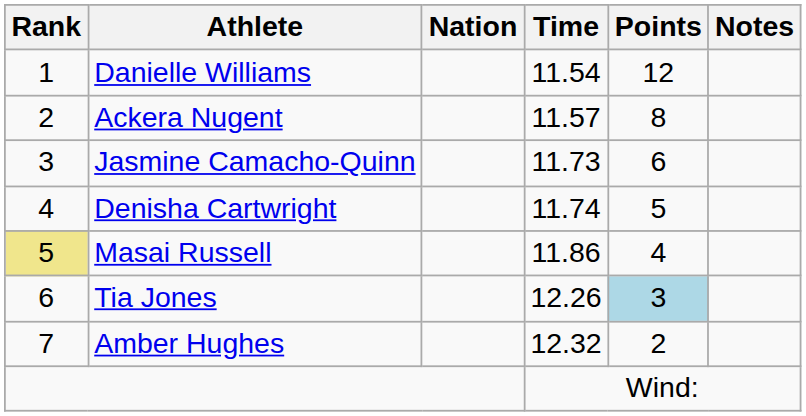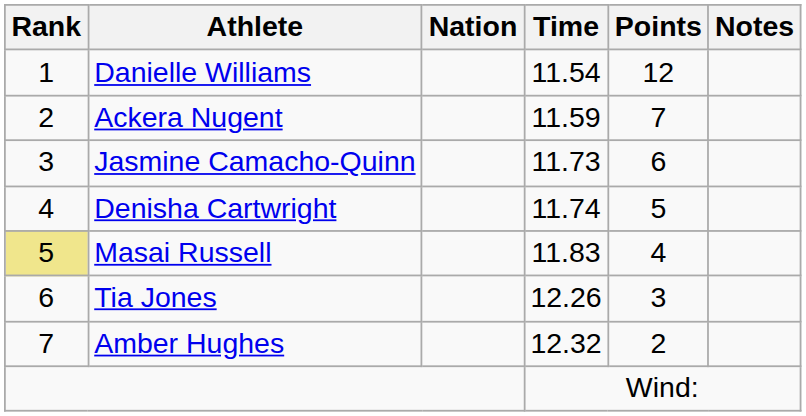(566, 117) 11.57 -> (566, 117) 11.59
(658, 117) 8 -> (658, 117) 7
(566, 252) 11.86 -> (566, 252) 11.83
(658, 298) lightblue background -> (658, 298) no background
